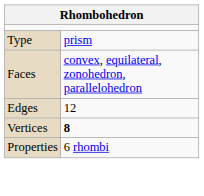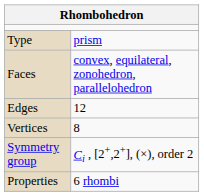(67, 127) bold -> (77, 127) normal
+ row: (33, 154)
